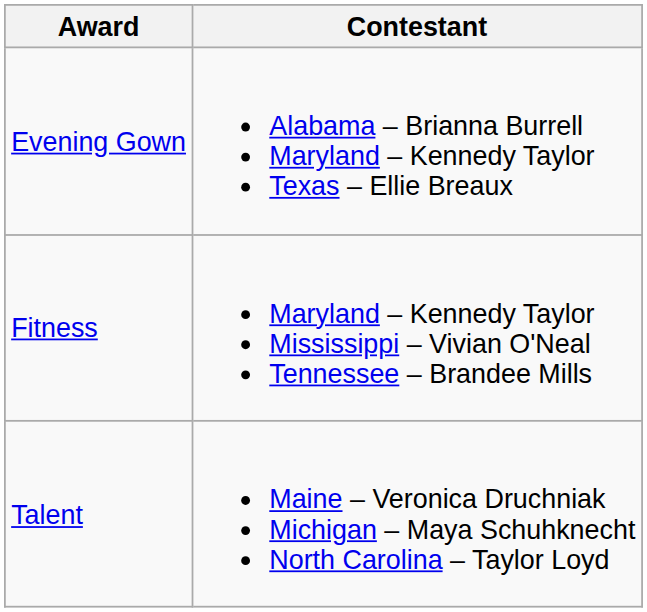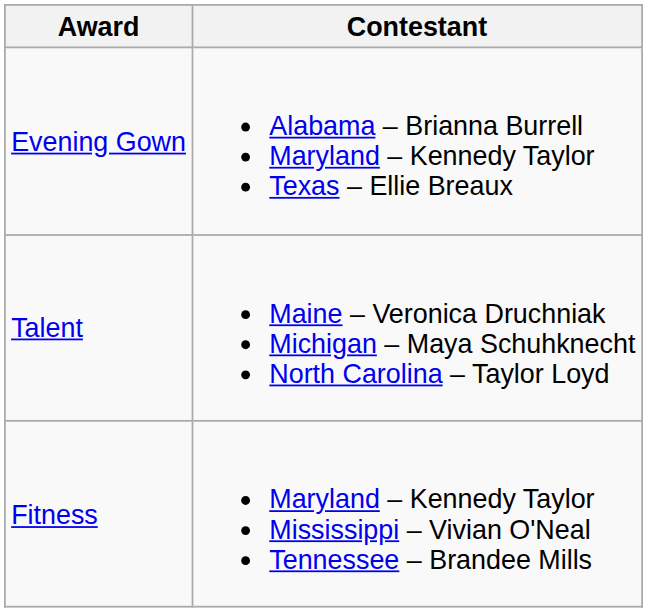rows swapped: (54, 328) <-> (47, 514)
